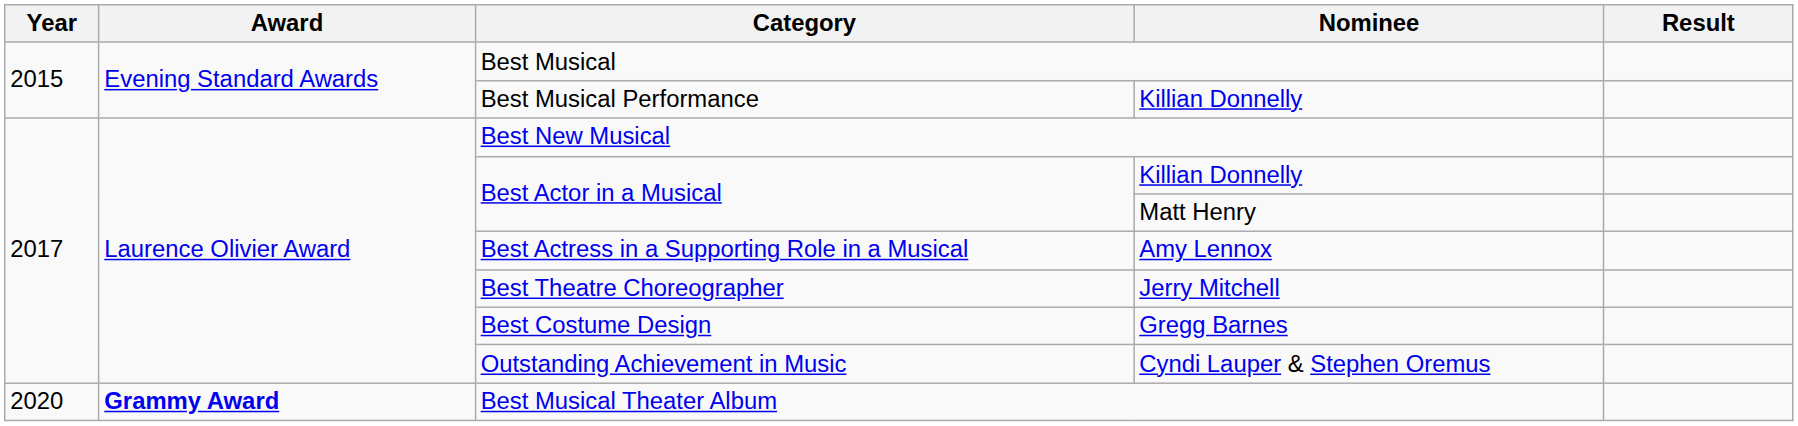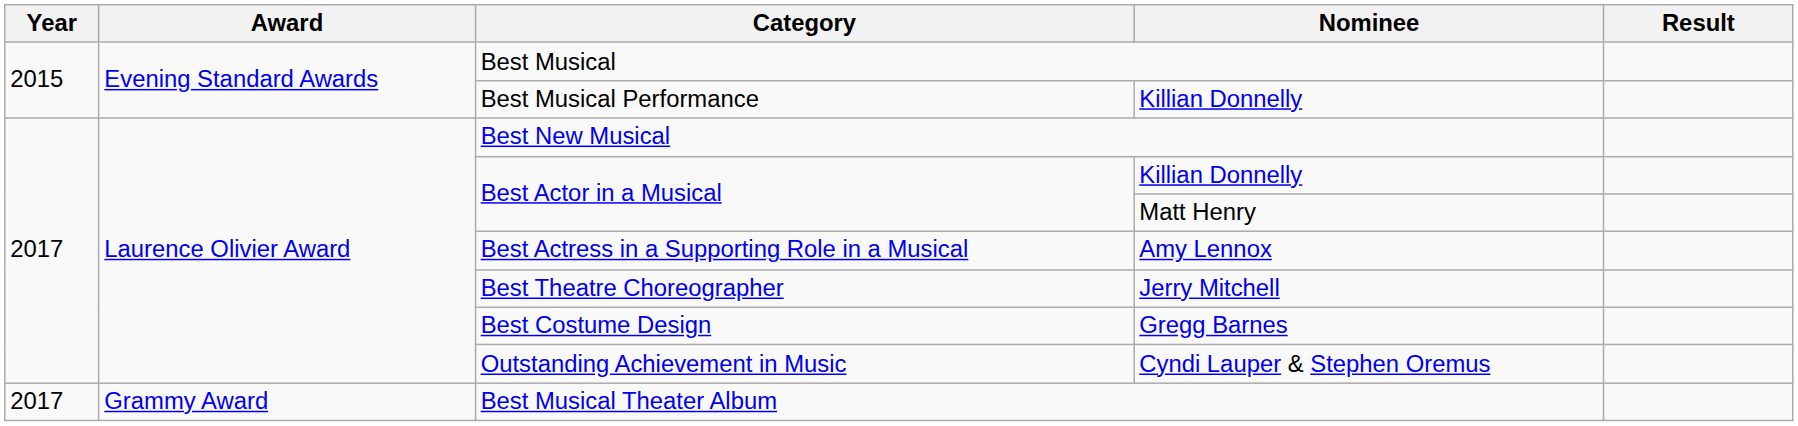(37, 401) 2020 -> (37, 401) 2017
(192, 401) bold -> (186, 401) normal
